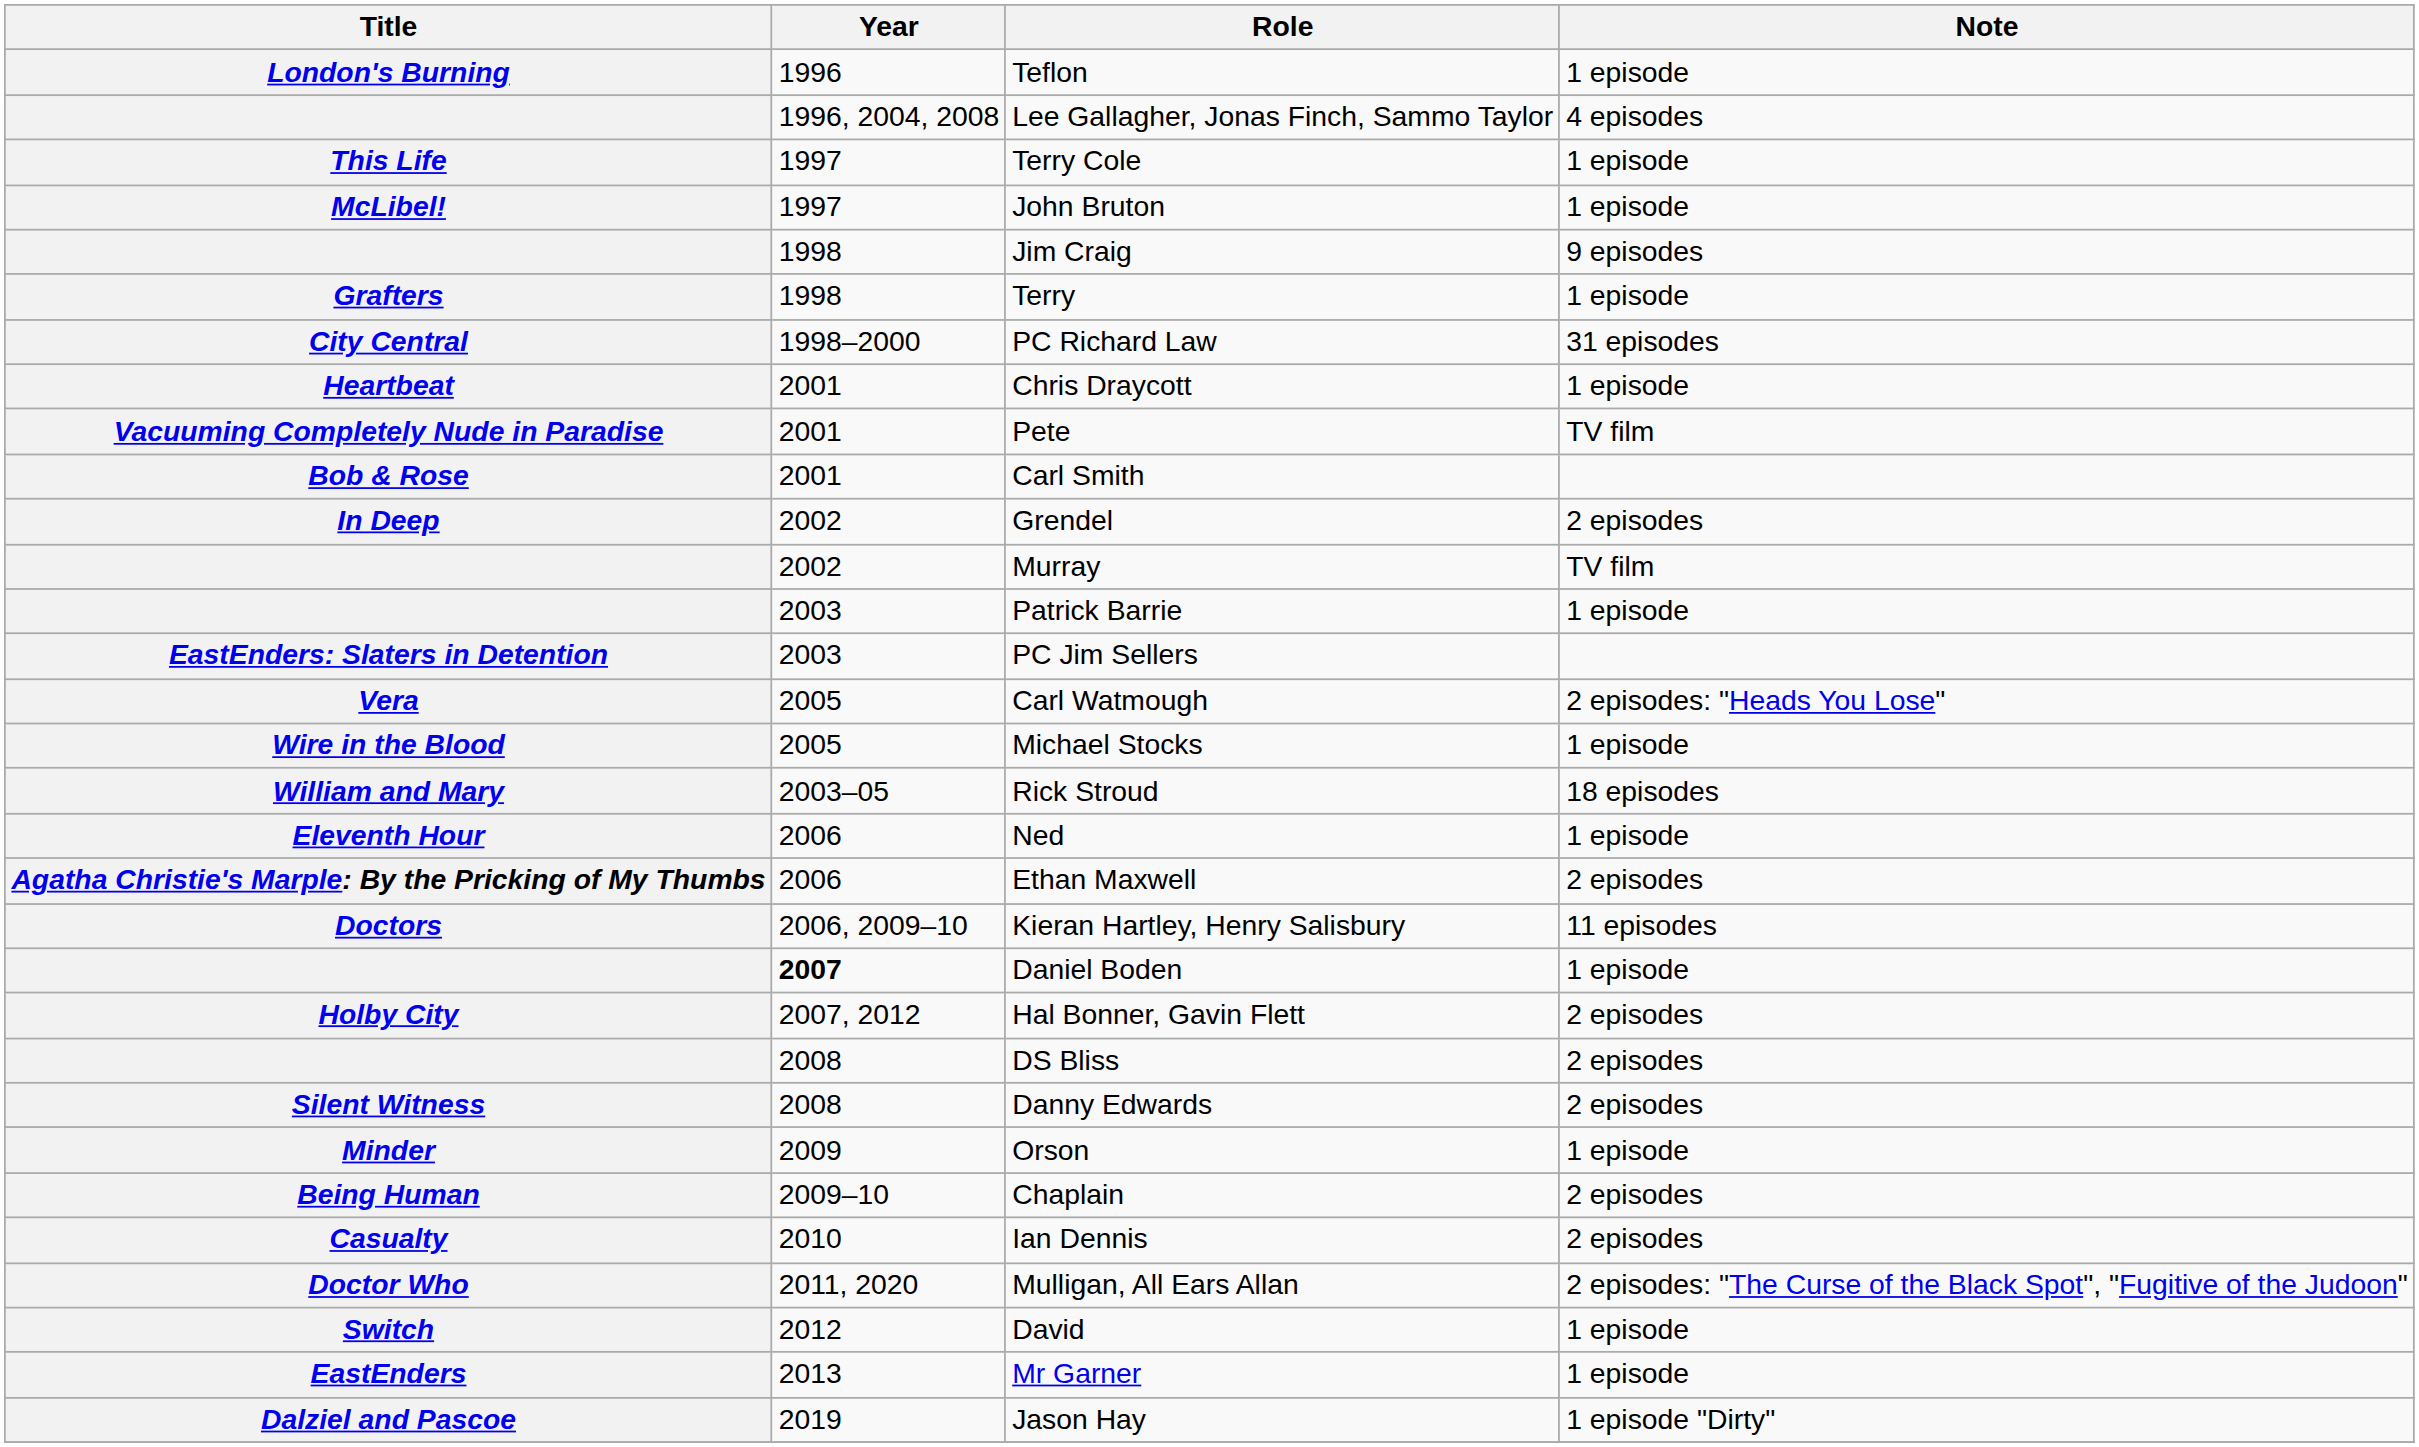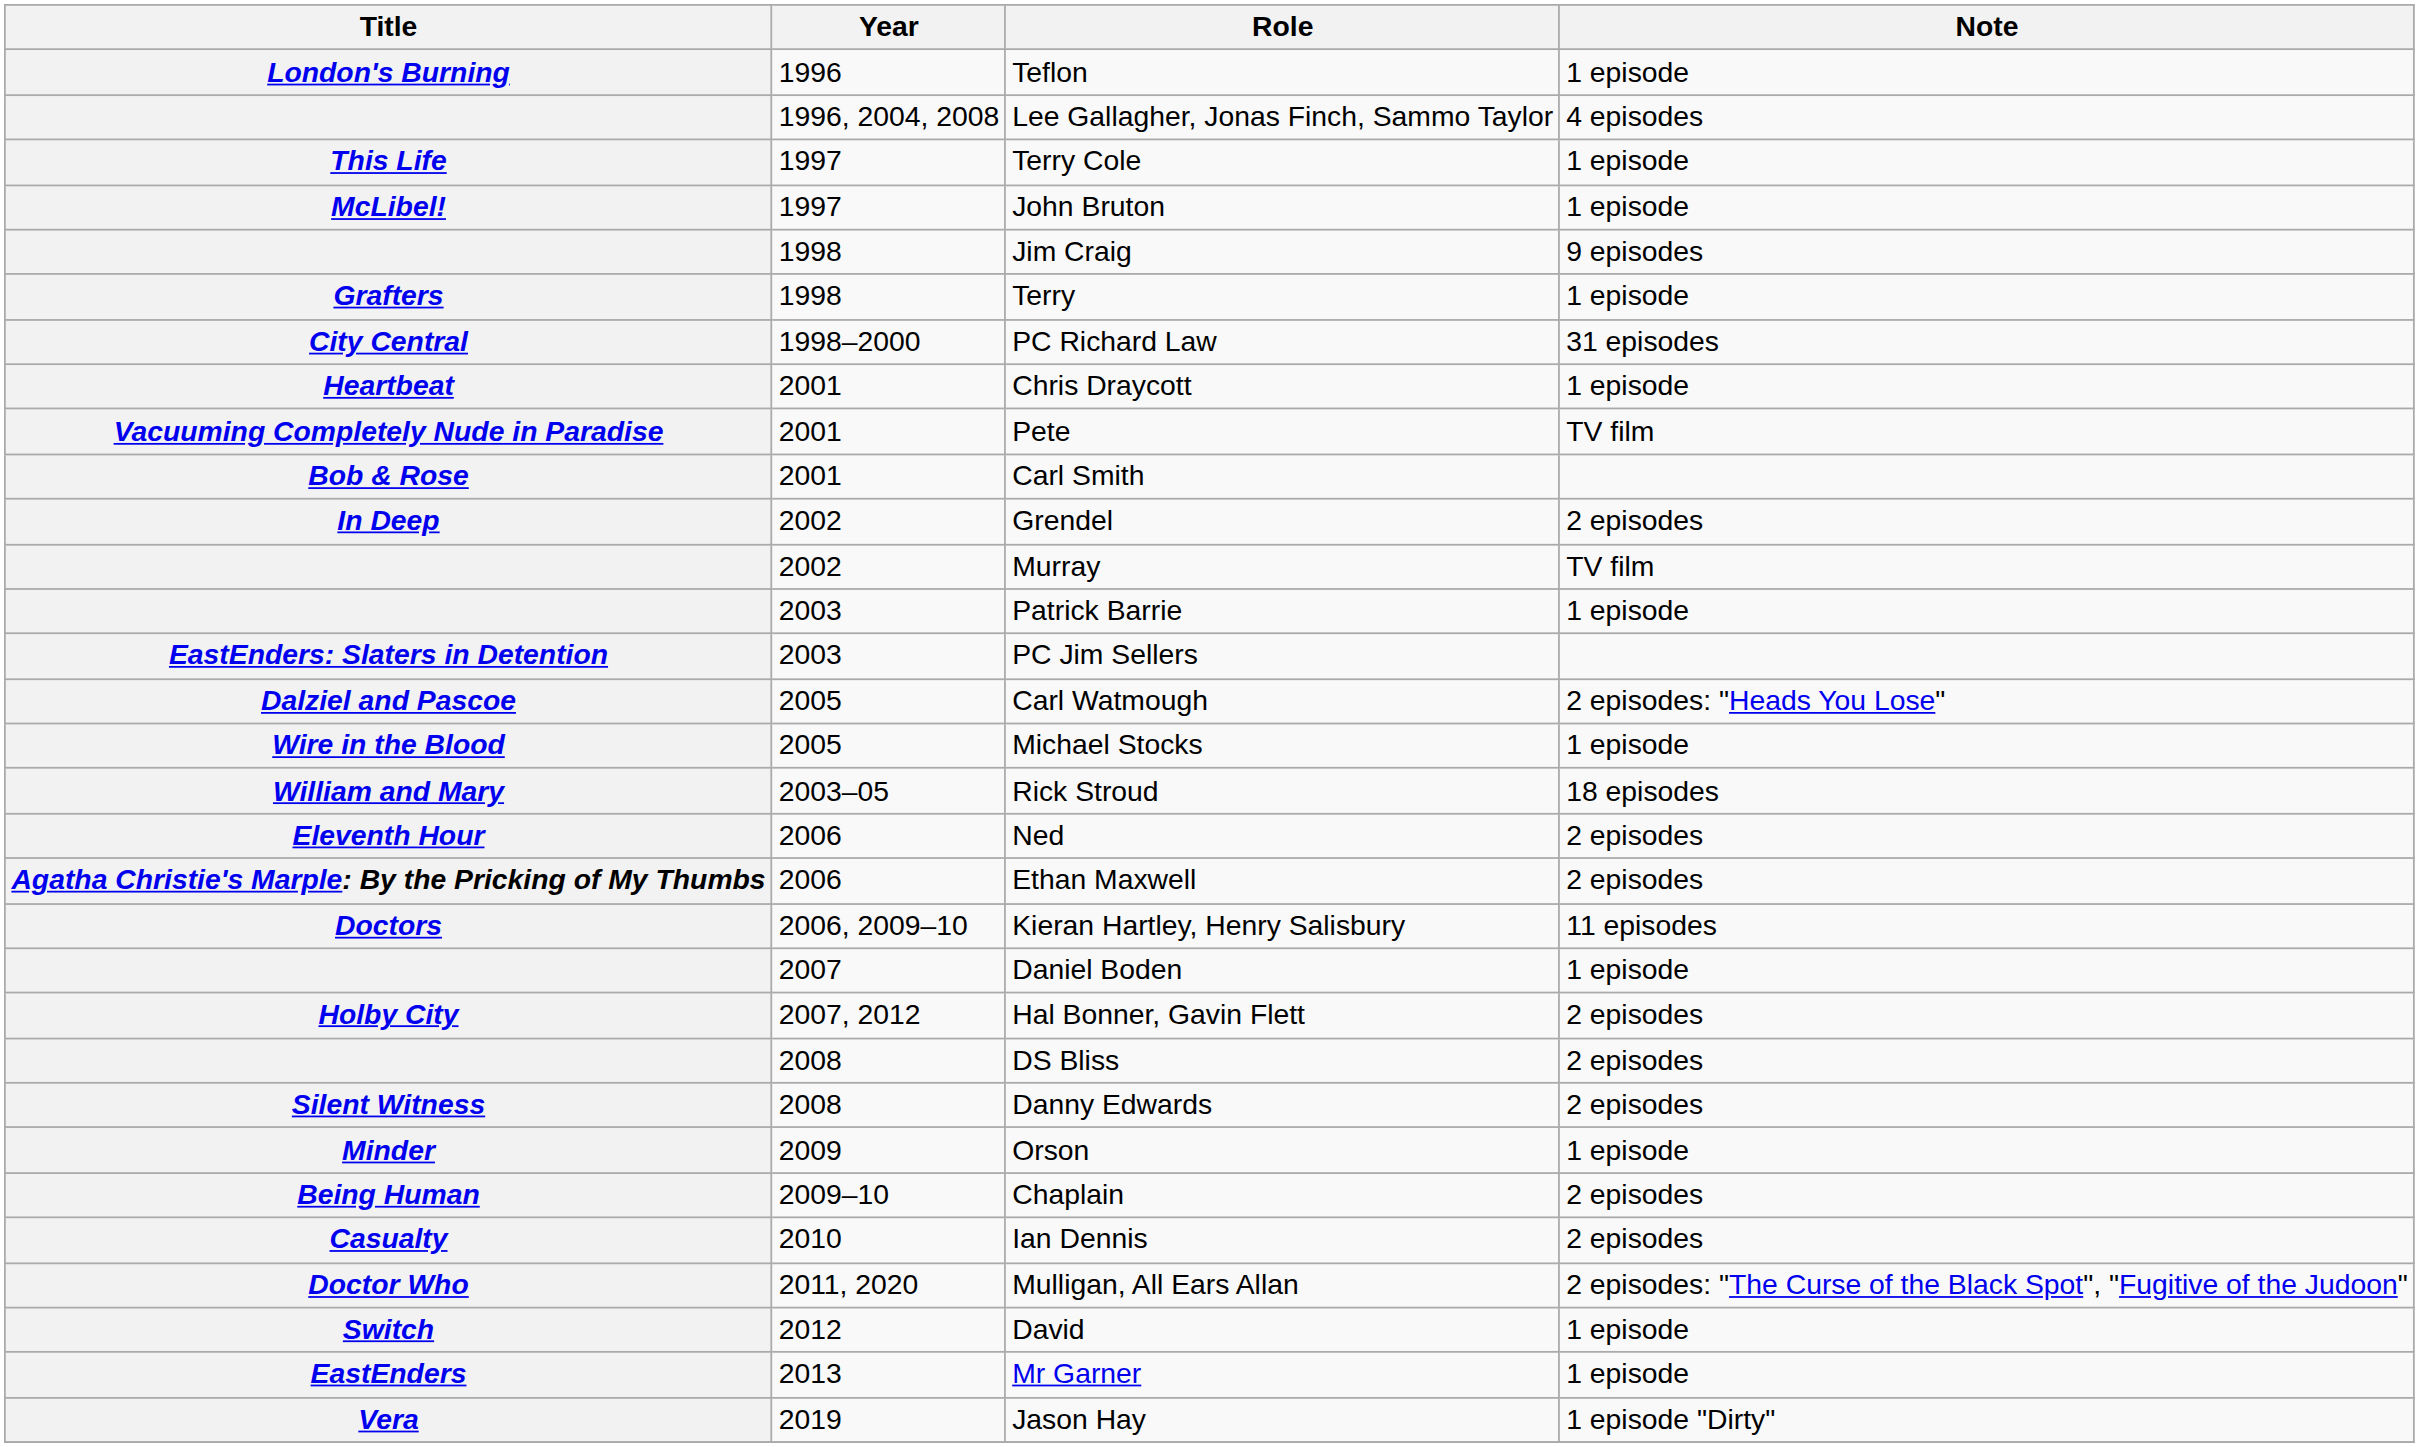(389, 700) Vera -> (389, 700) Dalziel and Pascoe
(1628, 835) 1 episode -> (1635, 835) 2 episodes
(810, 970) bold -> (810, 970) normal
(389, 1419) Dalziel and Pascoe -> (389, 1419) Vera
